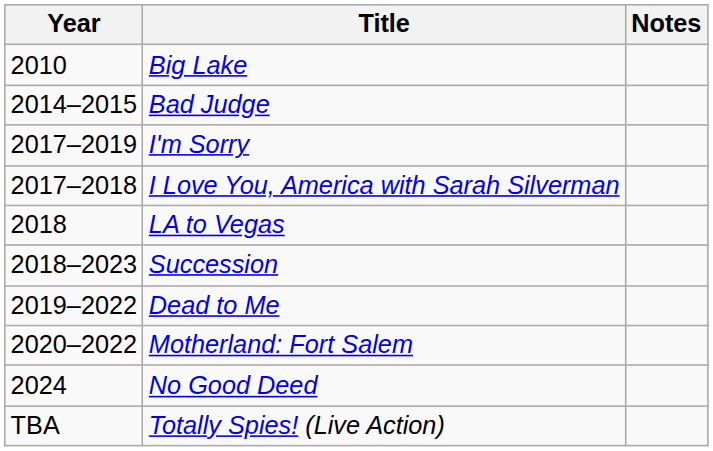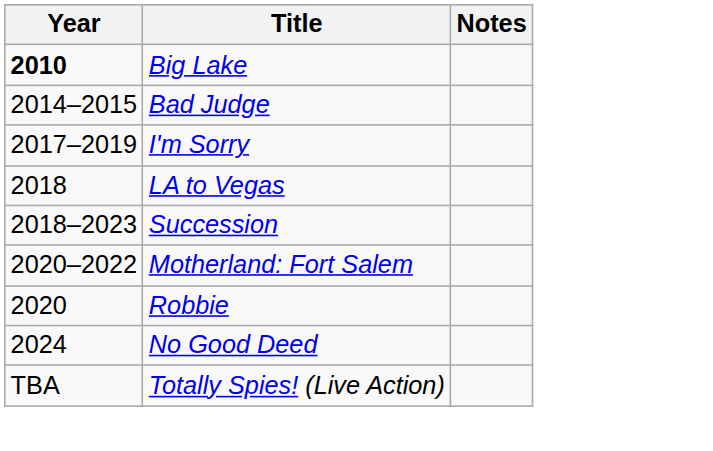(39, 64) normal -> (39, 64) bold
- row: (384, 184)
- row: (214, 305)
+ row: (189, 305)
